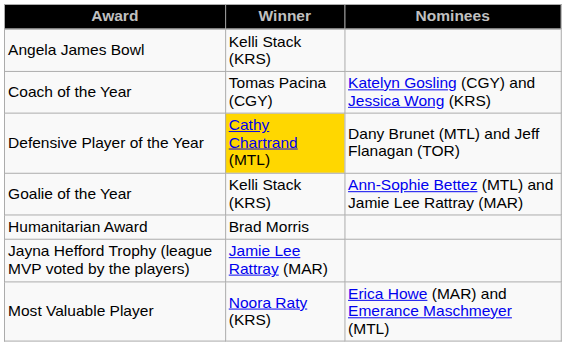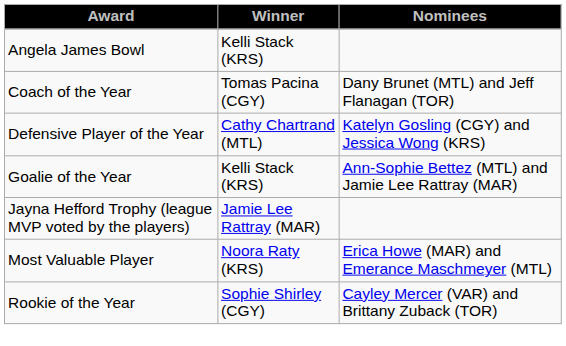(442, 92) Katelyn Gosling (CGY) and Jessica Wong (KRS) -> (438, 92) Dany Brunet (MTL) and Jeff Flanagan (TOR)
(263, 143) gold background -> (278, 134) no background
(444, 143) Dany Brunet (MTL) and Jeff Flanagan (TOR) -> (436, 134) Katelyn Gosling (CGY) and Jessica Wong (KRS)
- row: (78, 227)
+ row: (71, 302)
